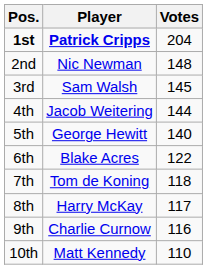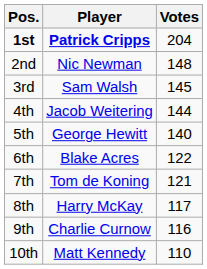(179, 182) 118 -> (179, 182) 121
